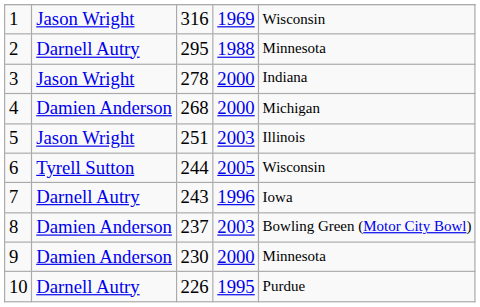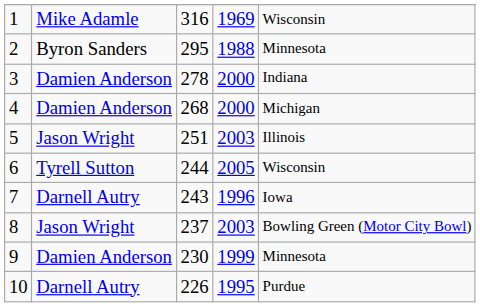(85, 19) Jason Wright -> (87, 19) Mike Adamle
(88, 49) Darnell Autry -> (92, 49) Byron Sanders
(85, 78) Jason Wright -> (104, 78) Damien Anderson
(104, 227) Damien Anderson -> (85, 227) Jason Wright
(236, 256) 2000 -> (236, 256) 1999
